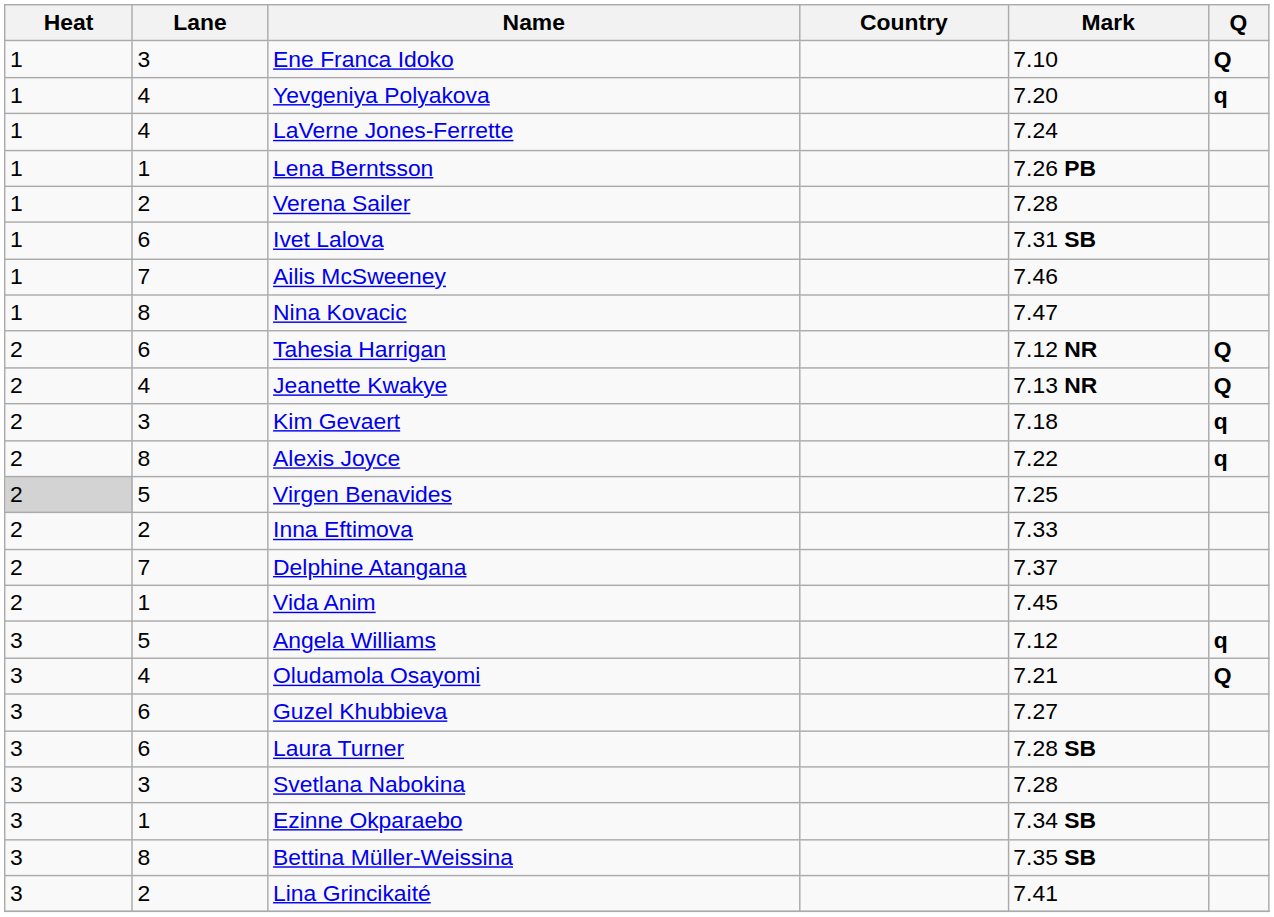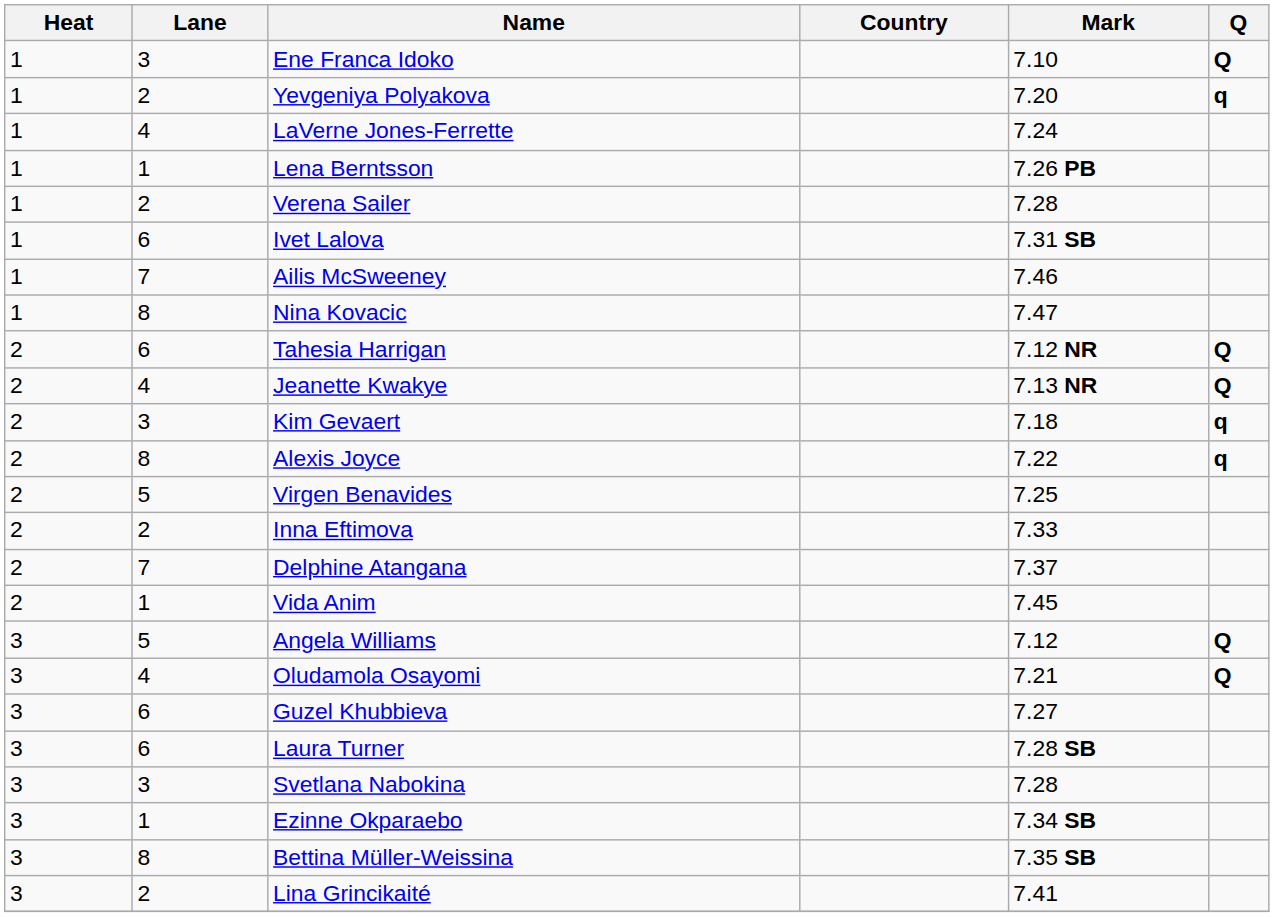(144, 95) 4 -> (144, 95) 2
(16, 494) lightgrey background -> (16, 494) no background
(1221, 639) q -> (1223, 639) Q
